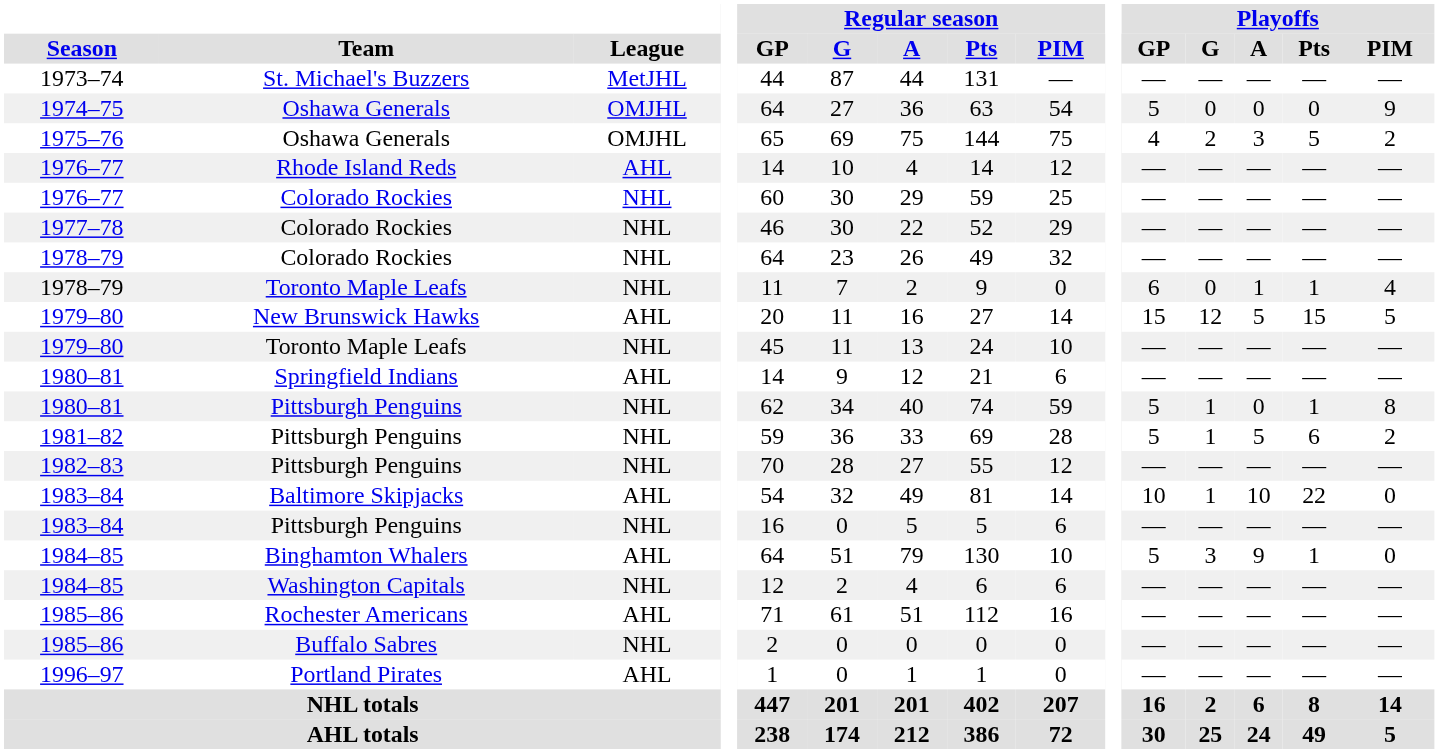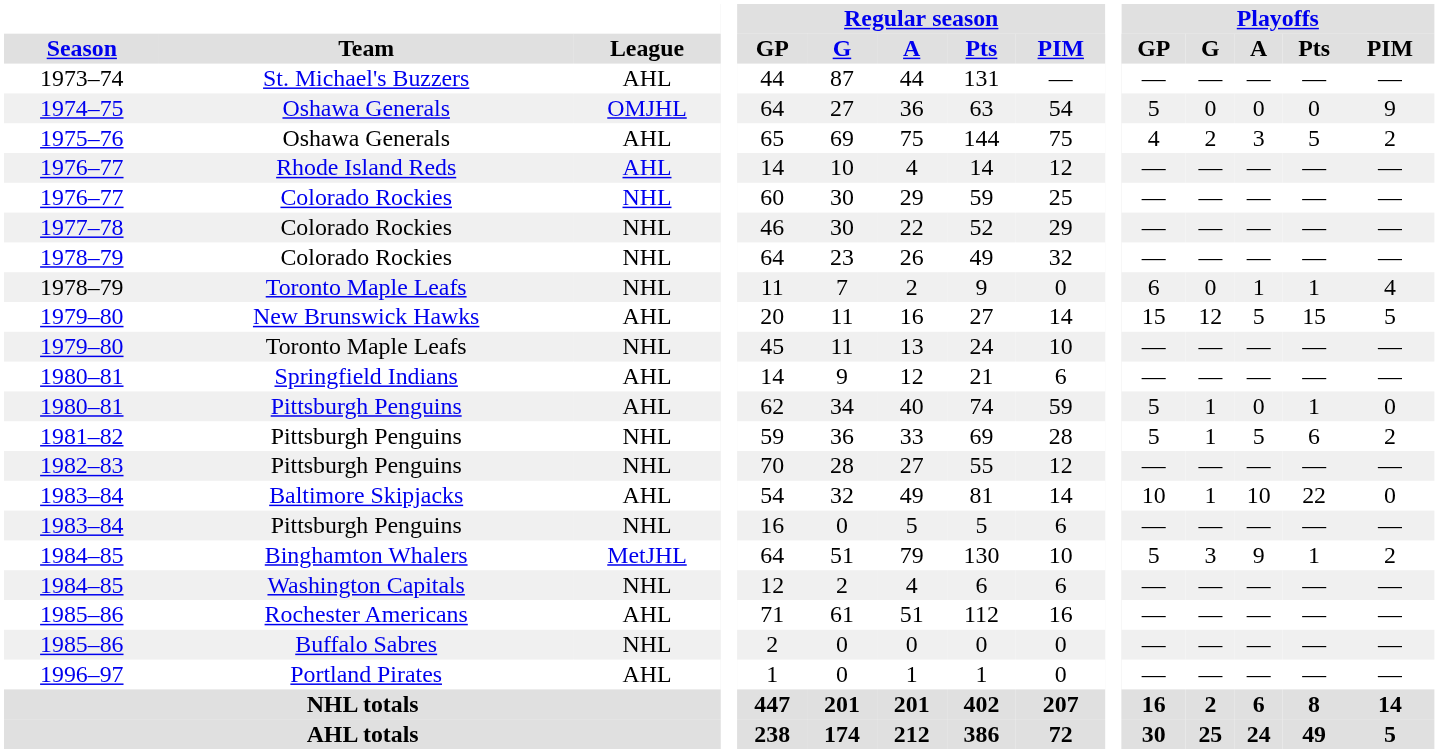(647, 78) MetJHL -> (647, 78) AHL
(647, 137) OMJHL -> (647, 137) AHL
(647, 406) NHL -> (647, 406) AHL
(1390, 406) 8 -> (1390, 406) 0
(647, 555) AHL -> (647, 555) MetJHL
(1390, 555) 0 -> (1390, 555) 2
